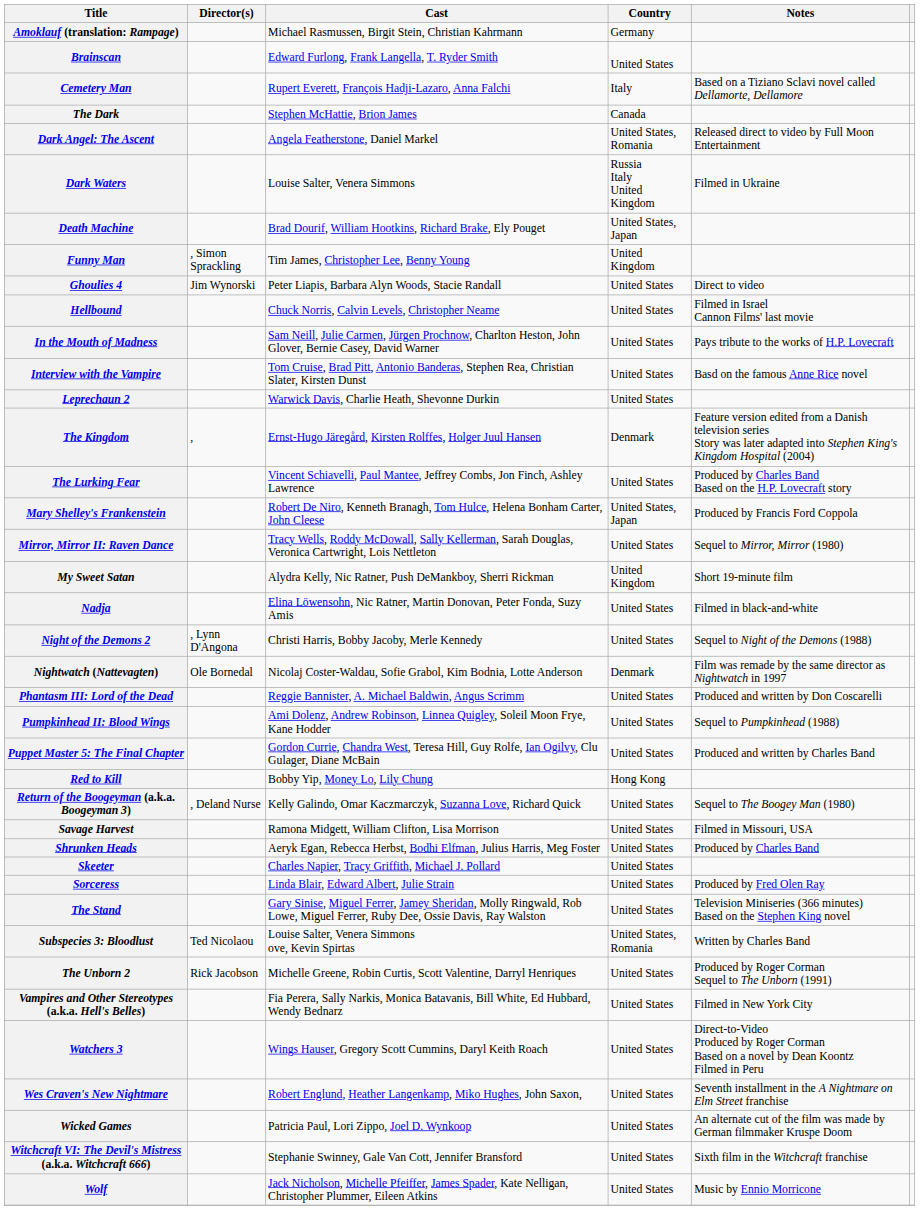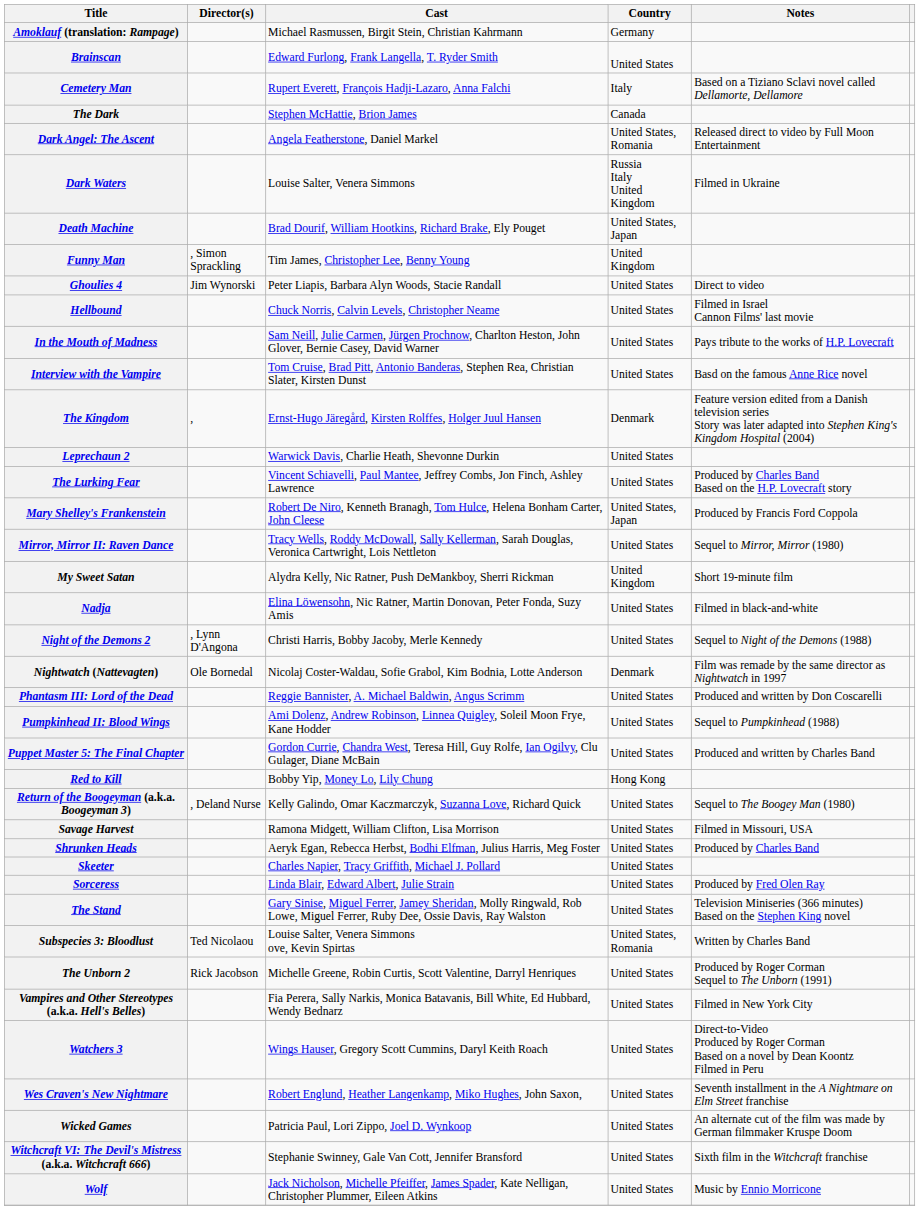rows swapped: (96, 437) <-> (96, 399)
